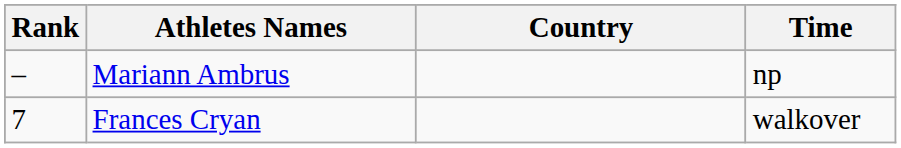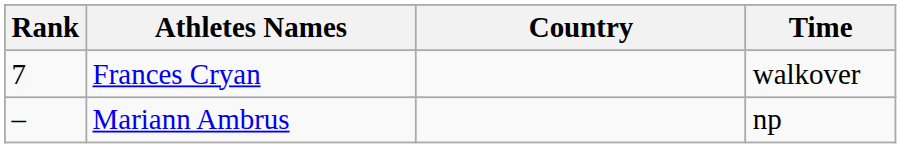rows swapped: (177, 119) <-> (191, 73)
